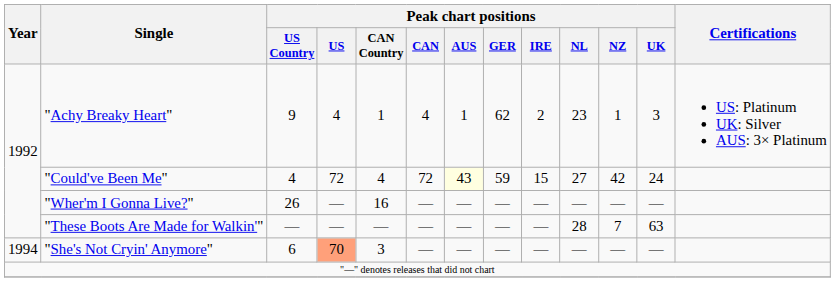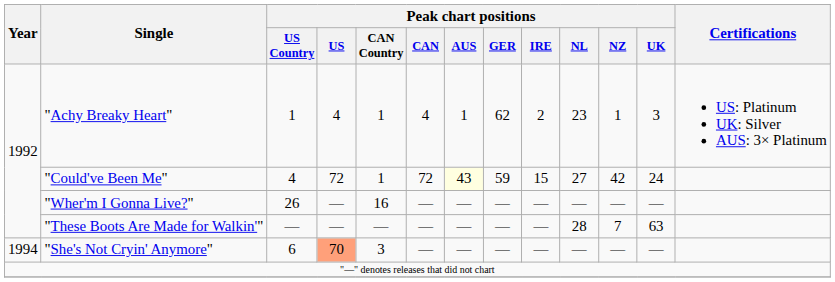(292, 115) 9 -> (292, 115) 1
(381, 179) 4 -> (381, 179) 1
